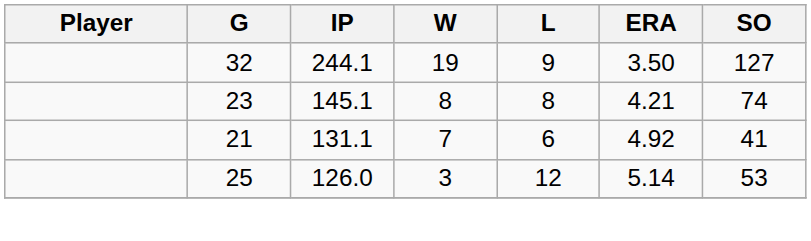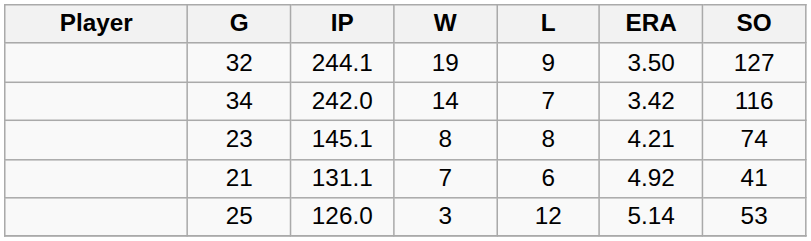+ row: (239, 100)
